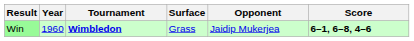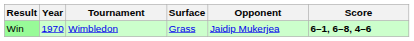(53, 28) 1960 -> (53, 28) 1970
(95, 28) bold -> (93, 28) normal
